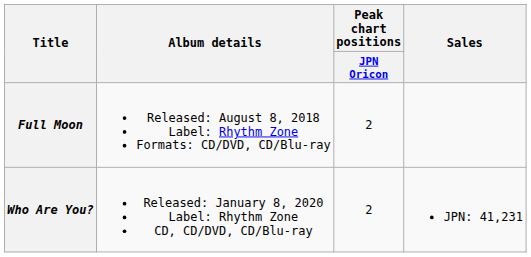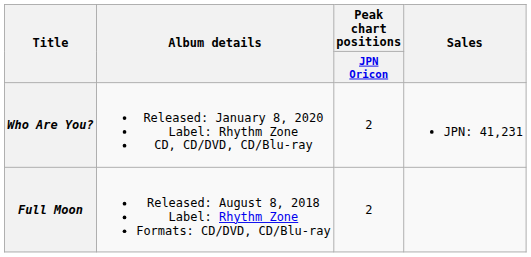rows swapped: (51, 125) <-> (51, 210)
